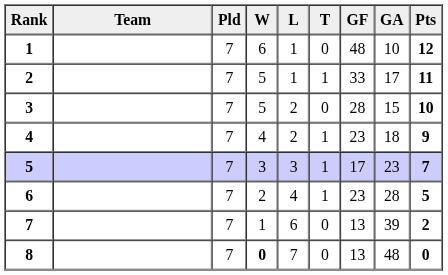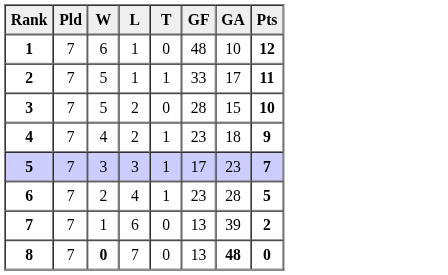- column: (133, 19)
(392, 254) normal -> (233, 254) bold
